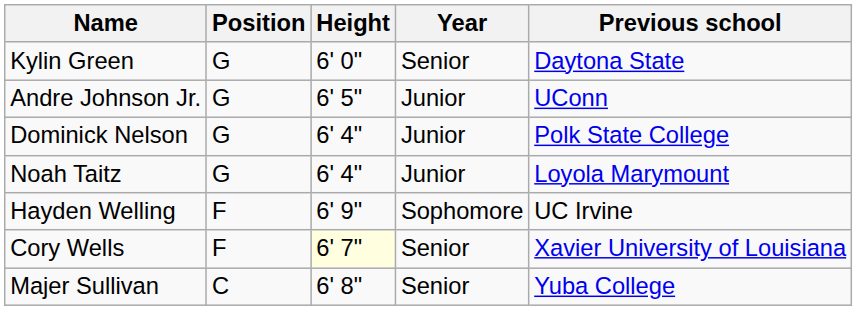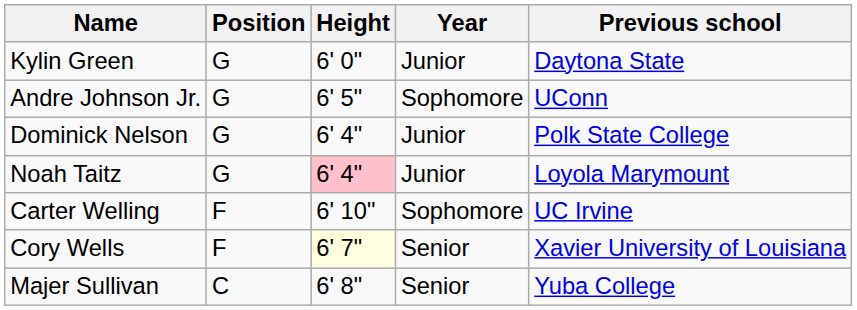(435, 60) Senior -> (433, 60) Junior
(433, 98) Junior -> (462, 98) Sophomore
(339, 173) no background -> (339, 173) pink background
+ row: (85, 211)
- row: (93, 211)
